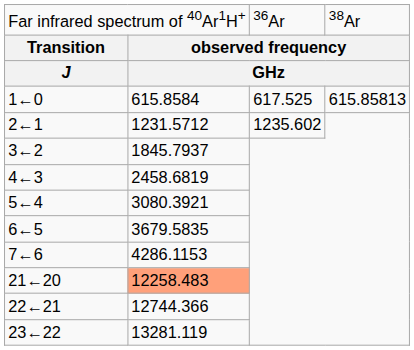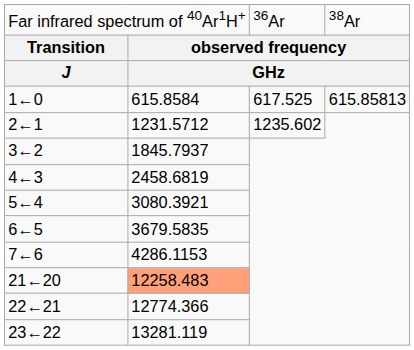(170, 306) 12744.366 -> (170, 306) 12774.366
